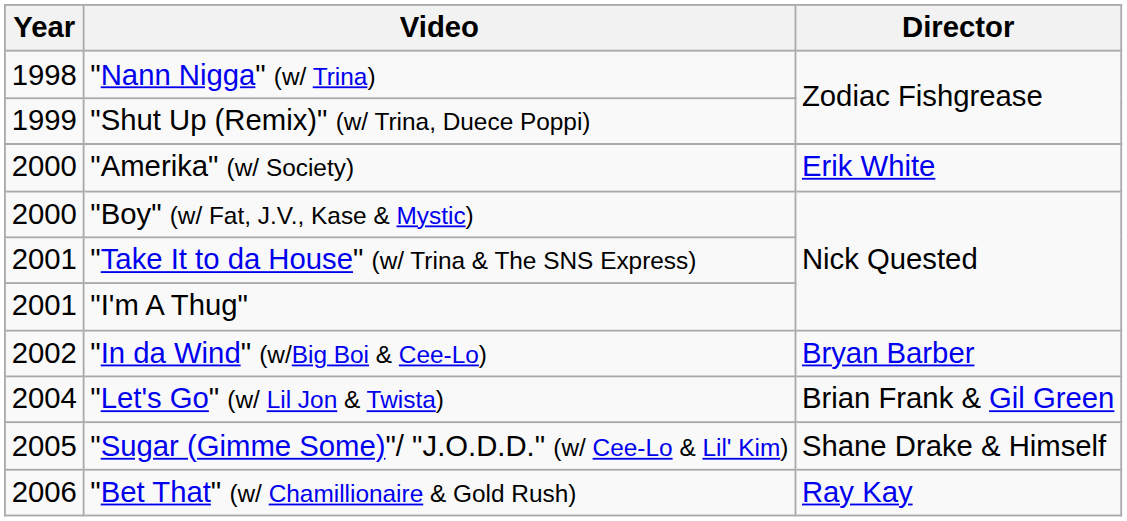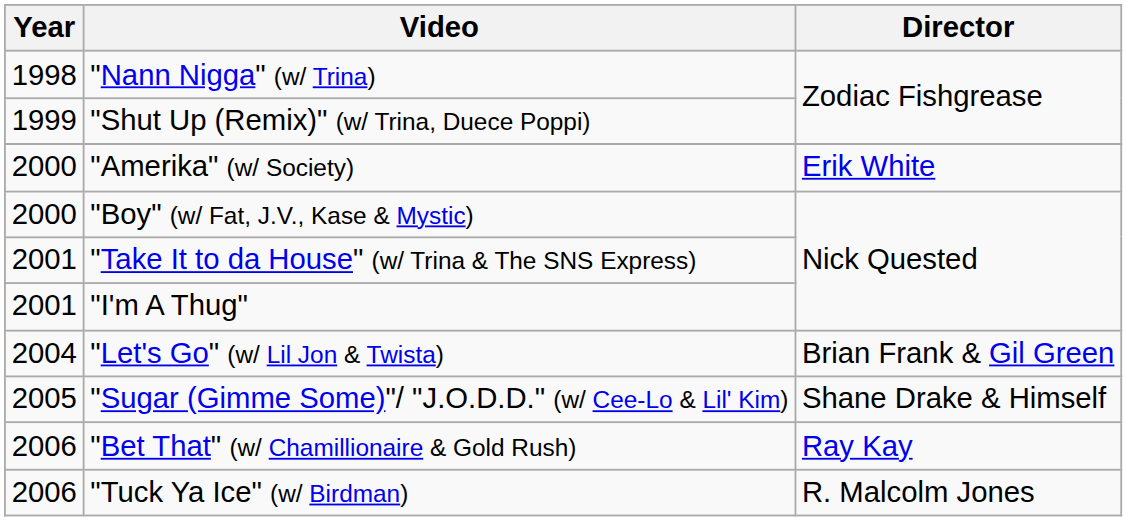- row: (289, 352)
+ row: (249, 492)
